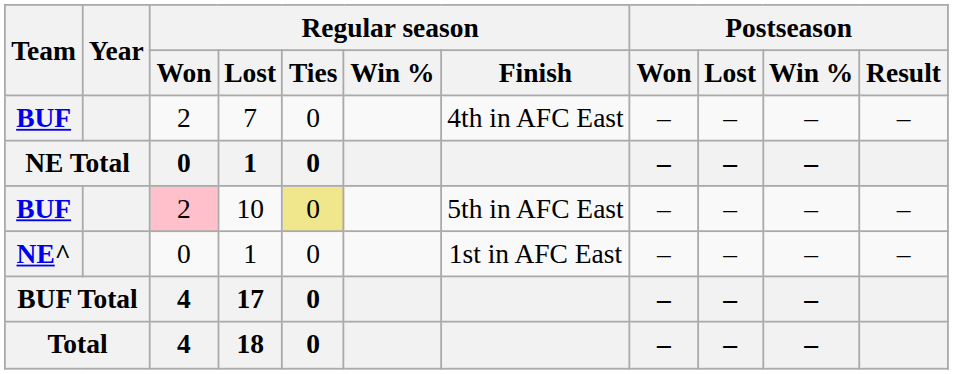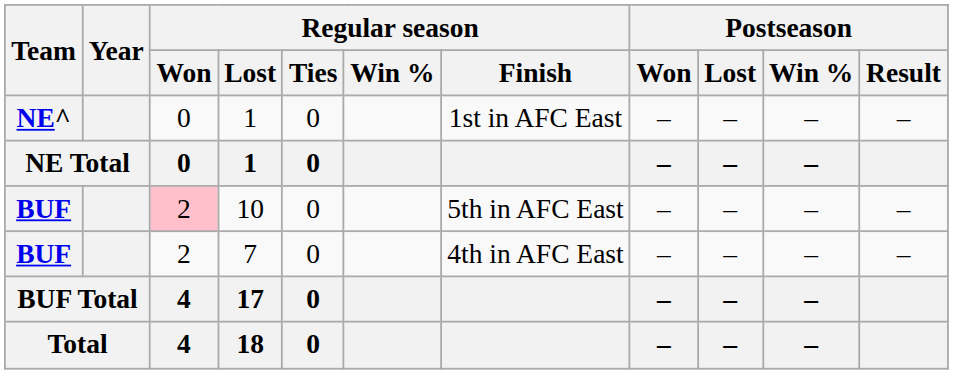rows swapped: (44, 254) <-> (44, 118)
(313, 208) khaki background -> (313, 208) no background
